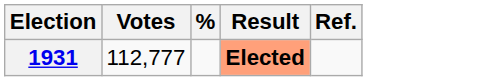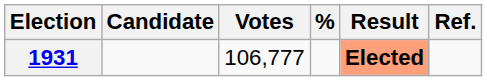+ column: (160, 22)
(146, 57) 112,777 -> (265, 57) 106,777
